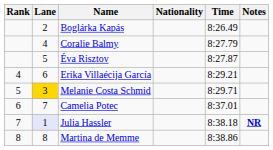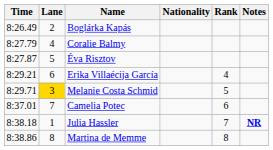columns swapped: (18, 12) <-> (223, 12)
(45, 122) lavender background -> (52, 122) no background
